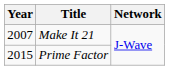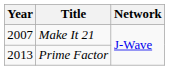(20, 55) 2015 -> (20, 55) 2013
